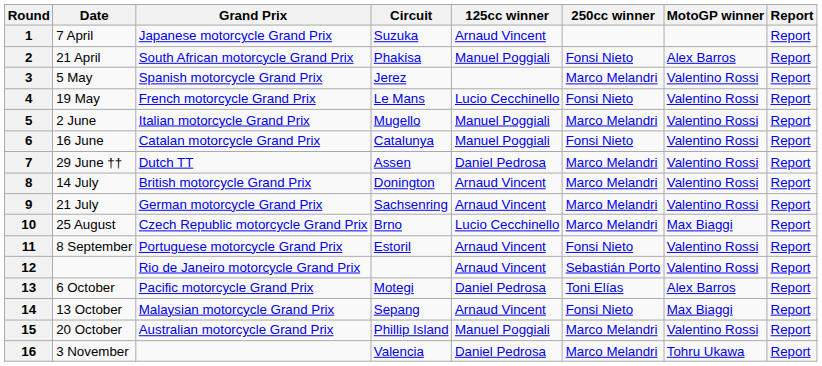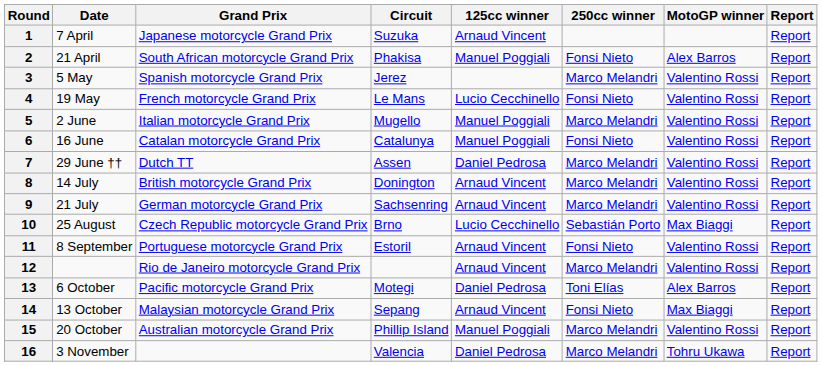(612, 225) Marco Melandri -> (613, 225) Sebastián Porto
(613, 267) Sebastián Porto -> (612, 267) Marco Melandri
